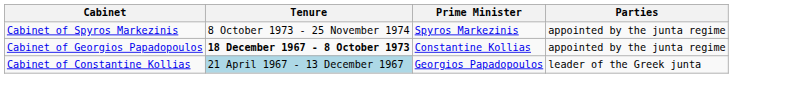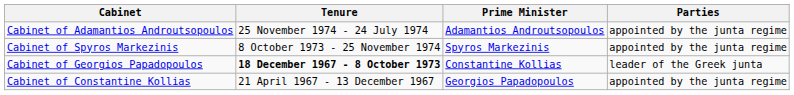+ row: (120, 30)
(637, 47) appointed by the junta regime -> (686, 64) leader of the Greek junta
(306, 64) lightblue background -> (336, 81) no background
(625, 64) leader of the Greek junta -> (698, 81) appointed by the junta regime
